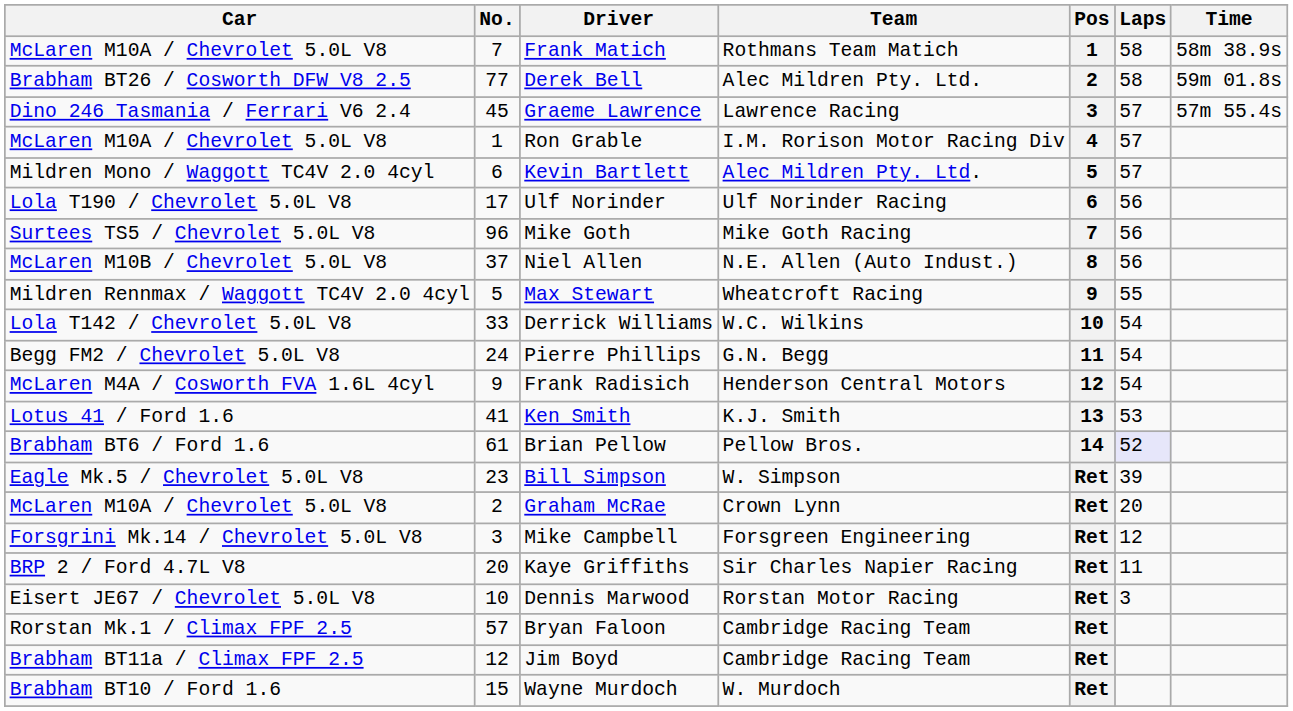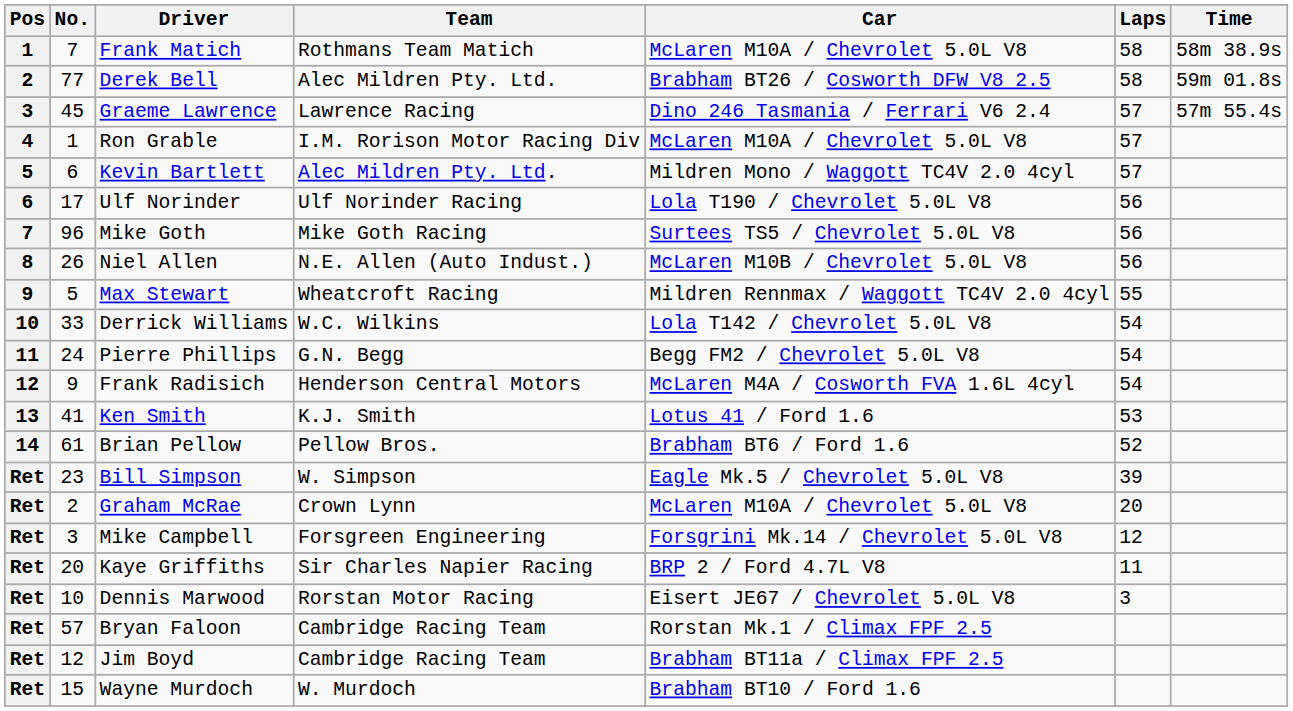columns swapped: (1092, 20) <-> (240, 20)
(497, 264) 37 -> (72, 264) 26
(1131, 447) lavender background -> (1131, 447) no background
